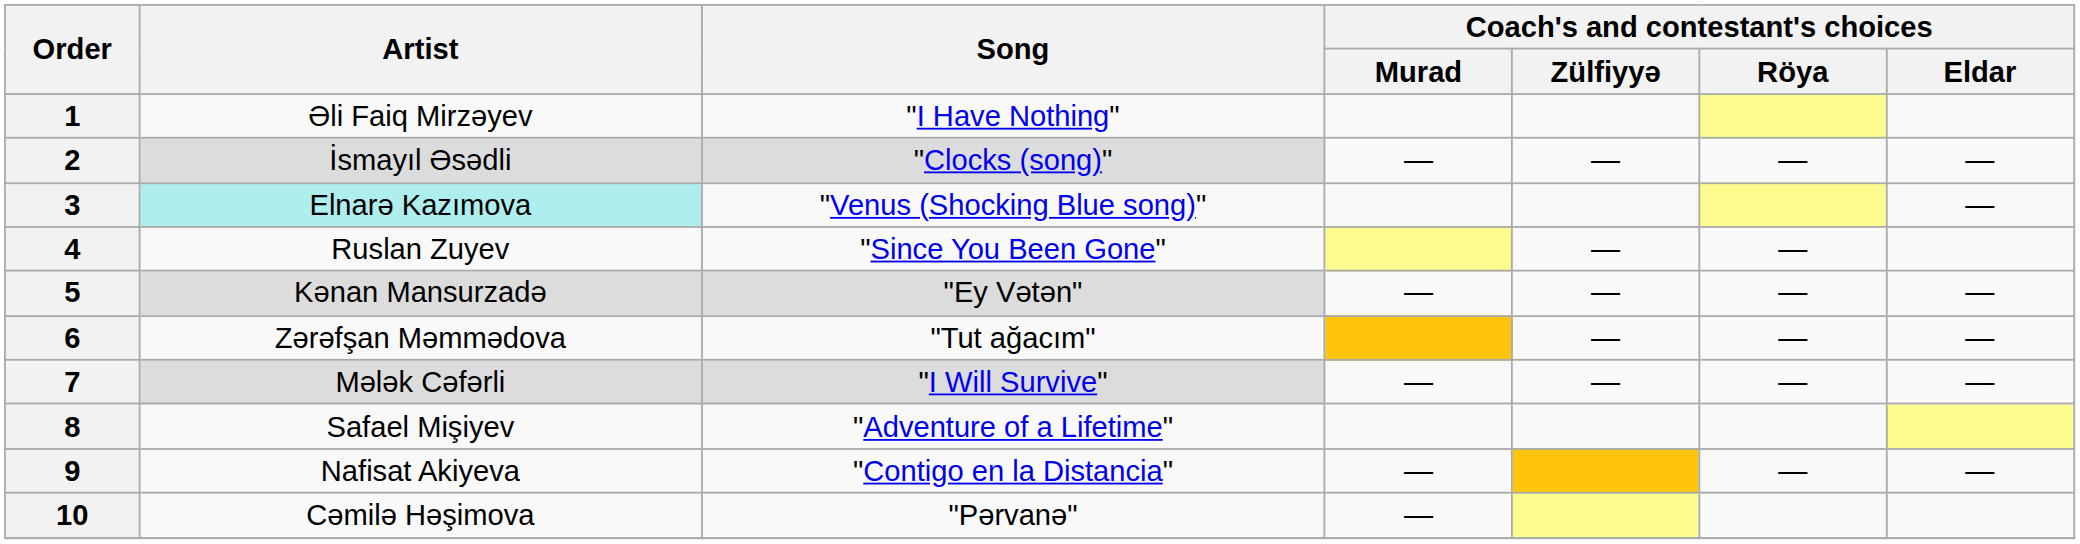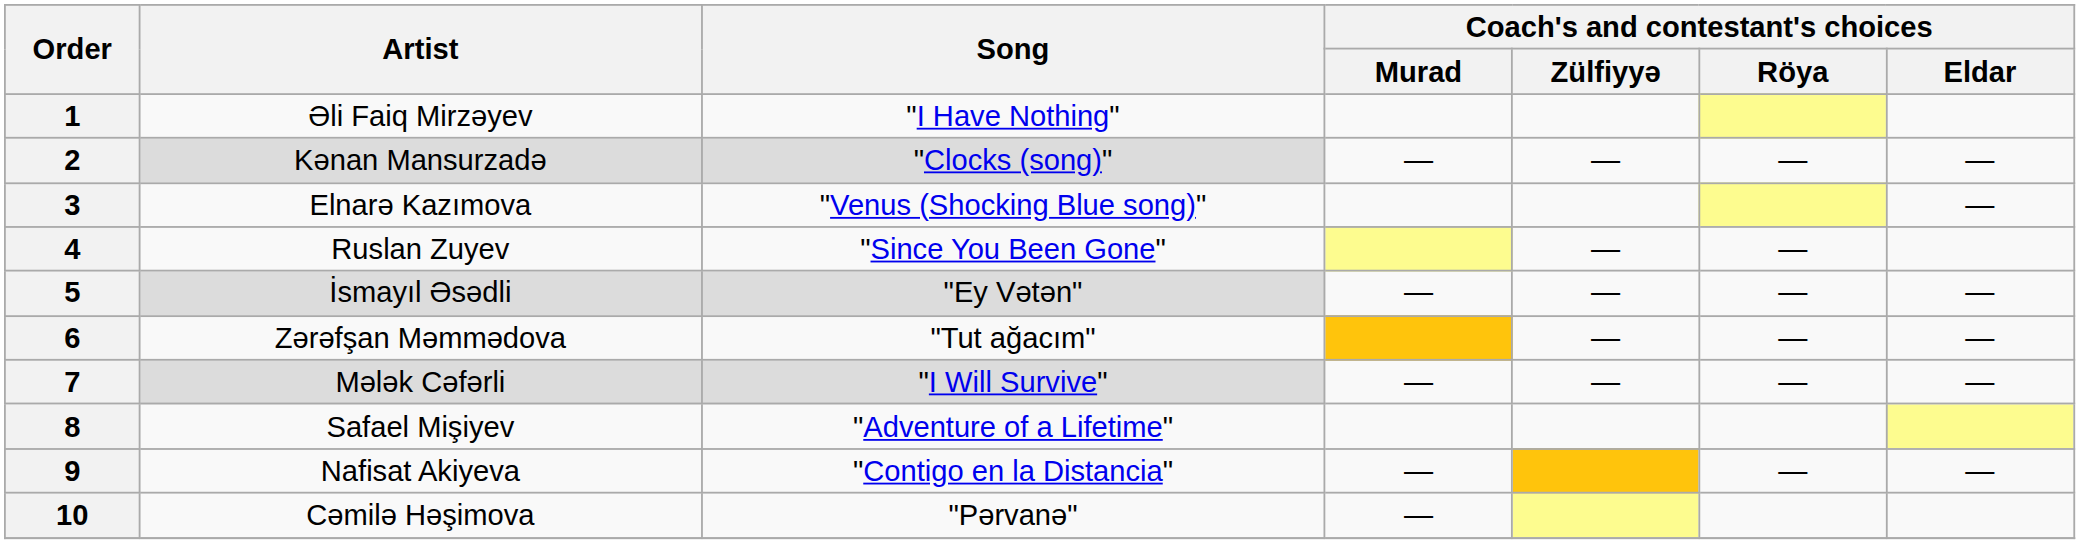(420, 160) İsmayıl Əsədli -> (420, 160) Kənan Mansurzadə
(420, 205) paleturquoise background -> (420, 205) no background
(420, 293) Kənan Mansurzadə -> (420, 293) İsmayıl Əsədli
